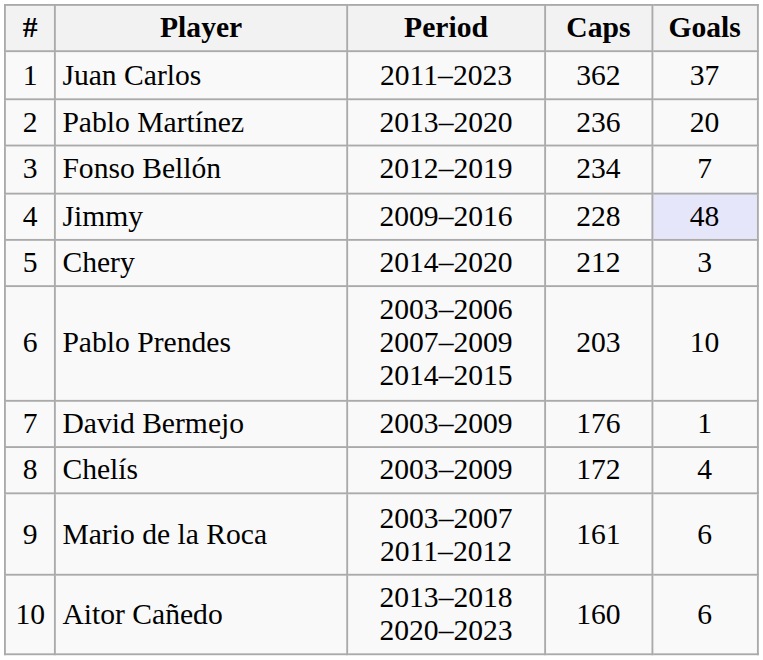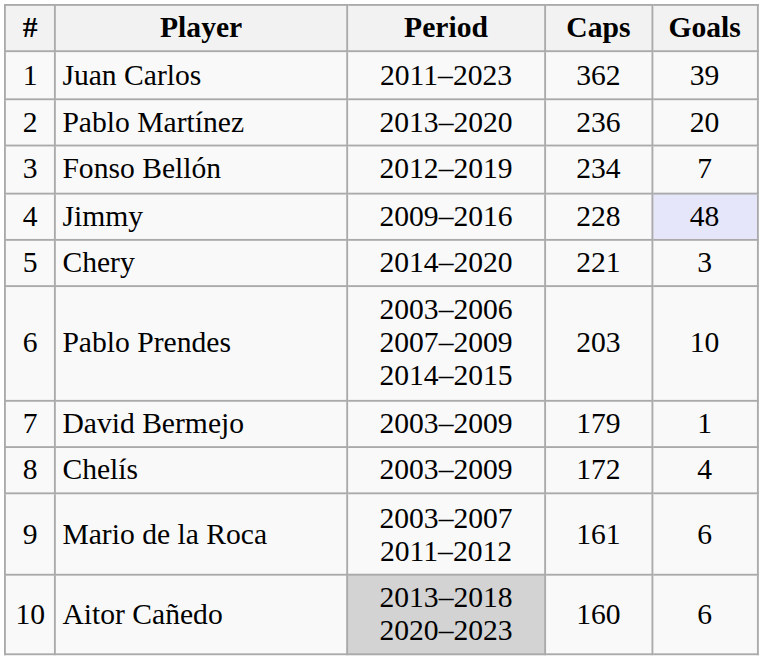(705, 74) 37 -> (705, 74) 39
(598, 262) 212 -> (598, 262) 221
(598, 423) 176 -> (598, 423) 179
(446, 613) no background -> (446, 613) lightgrey background
